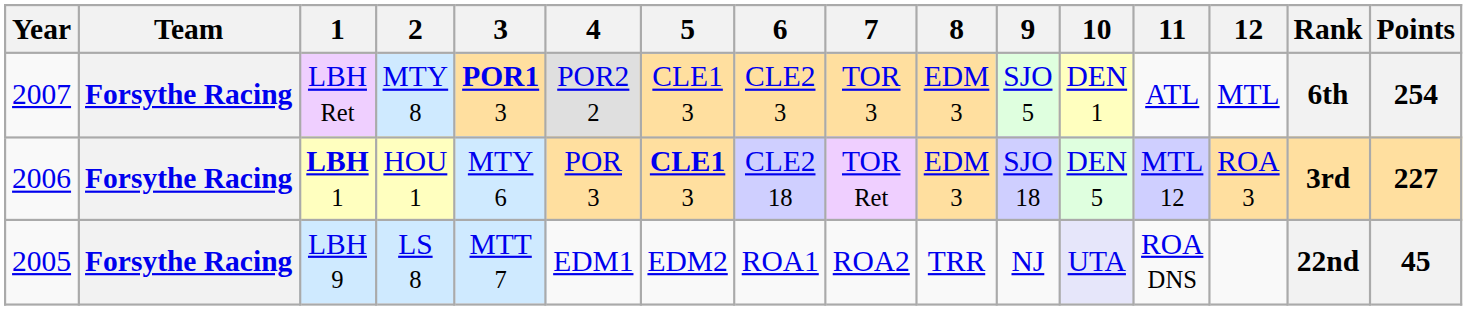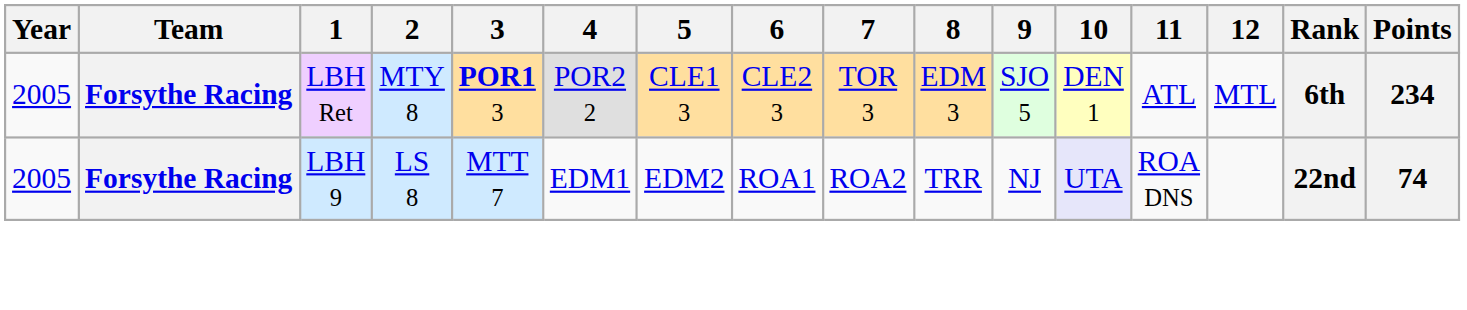(42, 94) 2007 -> (42, 94) 2005
(1416, 94) 254 -> (1412, 94) 234
- row: (337, 176)
(1416, 261) 45 -> (1412, 177) 74
